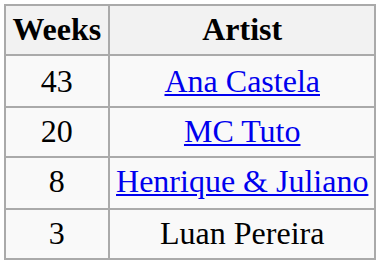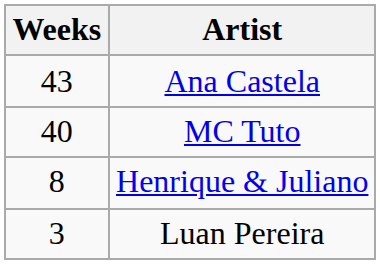(57, 131) 20 -> (57, 131) 40
